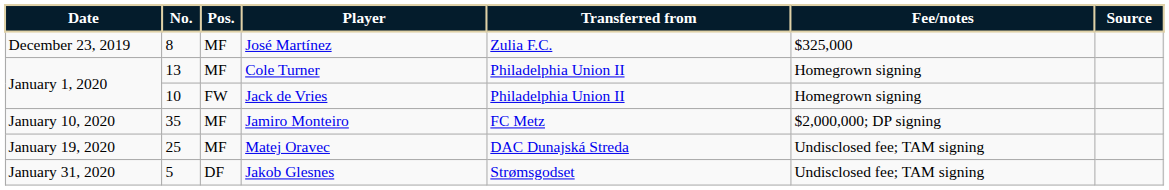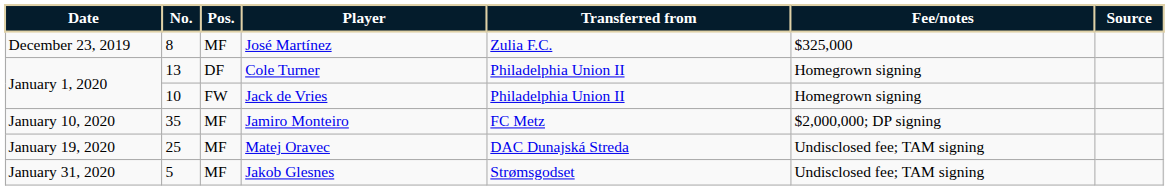(216, 70) MF -> (214, 70) DF
(214, 172) DF -> (216, 172) MF
